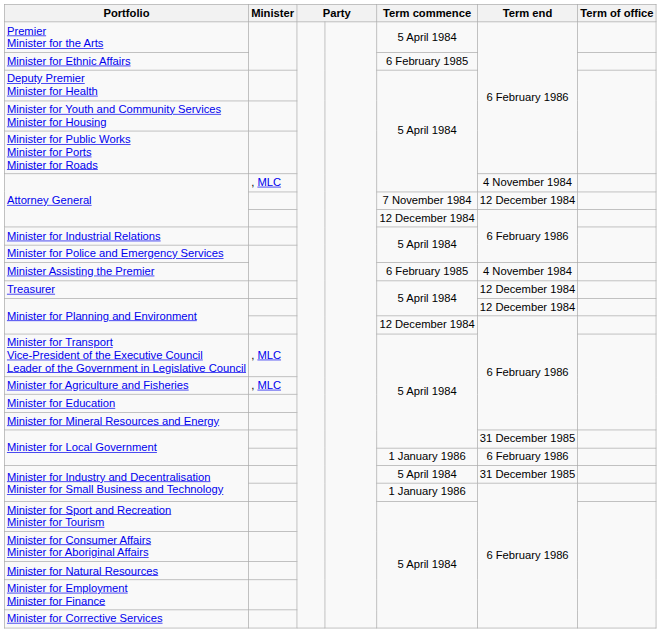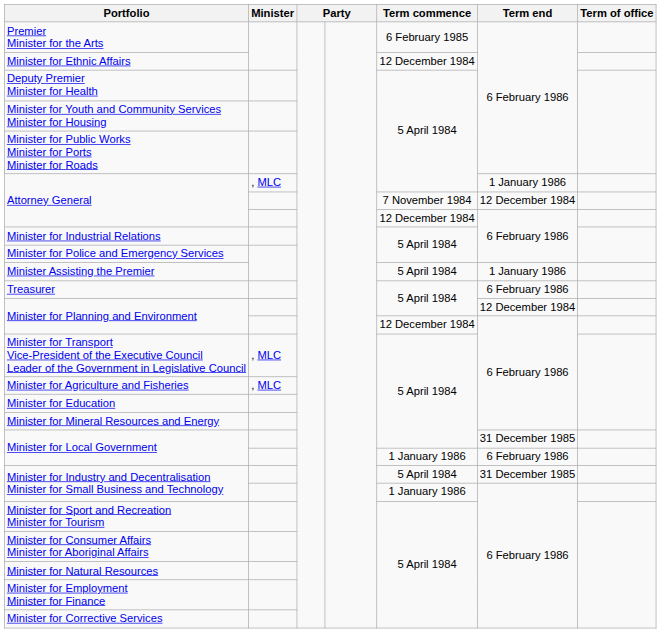(427, 37) 5 April 1984 -> (427, 37) 6 February 1985
(427, 61) 6 February 1985 -> (427, 61) 12 December 1984
(527, 182) 4 November 1984 -> (527, 182) 1 January 1986
(427, 271) 6 February 1985 -> (427, 271) 5 April 1984
(527, 271) 4 November 1984 -> (527, 271) 1 January 1986
(527, 289) 12 December 1984 -> (527, 289) 6 February 1986
